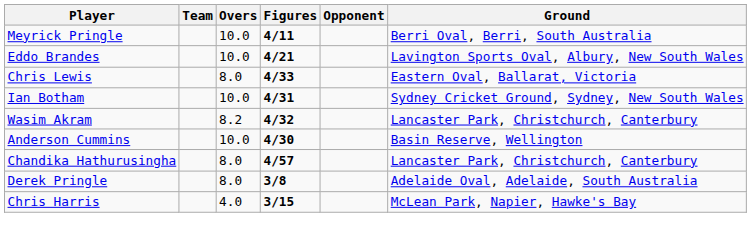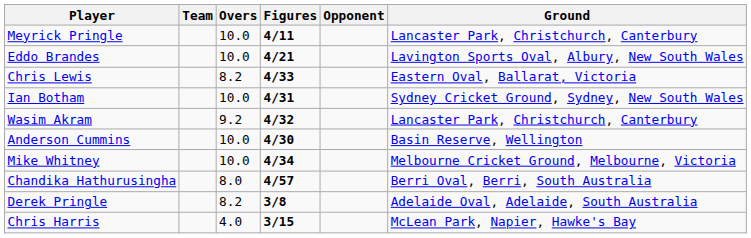(521, 36) Berri Oval, Berri, South Australia -> (544, 36) Lancaster Park, Christchurch, Canterbury
(231, 77) 8.0 -> (231, 77) 8.2
(231, 119) 8.2 -> (231, 119) 9.2
+ row: (54, 160)
(544, 160) Lancaster Park, Christchurch, Canterbury -> (521, 181) Berri Oval, Berri, South Australia
(231, 181) 8.0 -> (231, 202) 8.2
